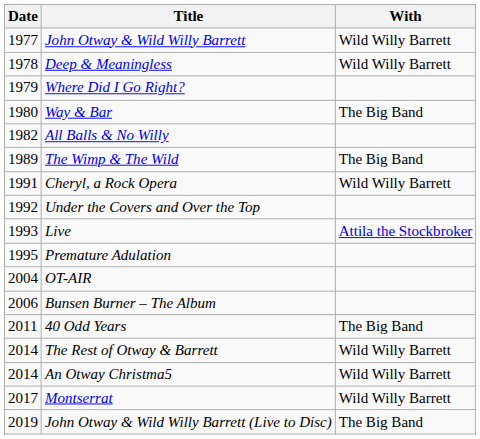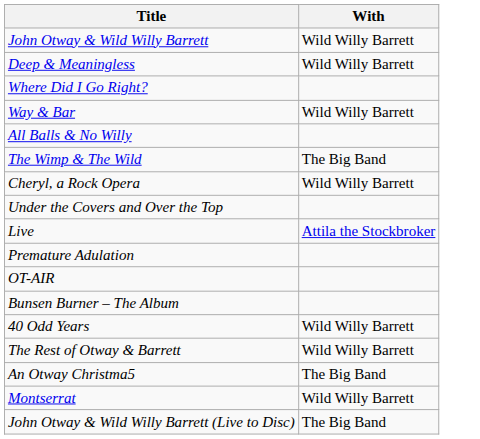- column: (23, 16)
(381, 111) The Big Band -> (358, 111) Wild Willy Barrett
(381, 326) The Big Band -> (358, 326) Wild Willy Barrett
(395, 374) Wild Willy Barrett -> (344, 374) The Big Band
